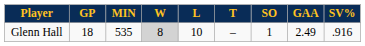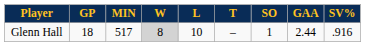(124, 32) 535 -> (124, 32) 517
(306, 32) 2.49 -> (306, 32) 2.44
